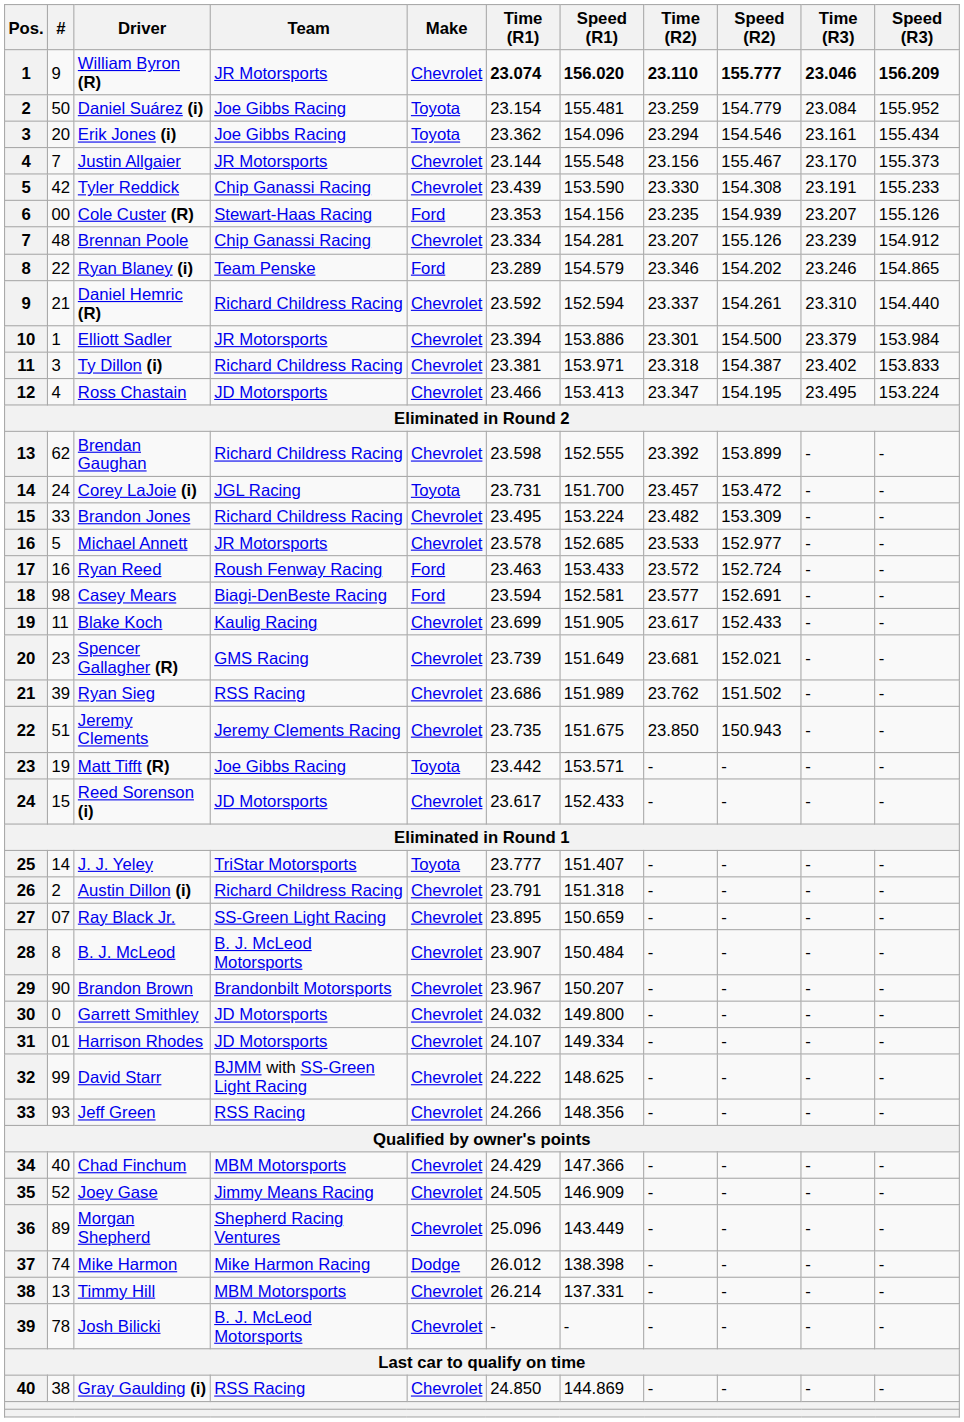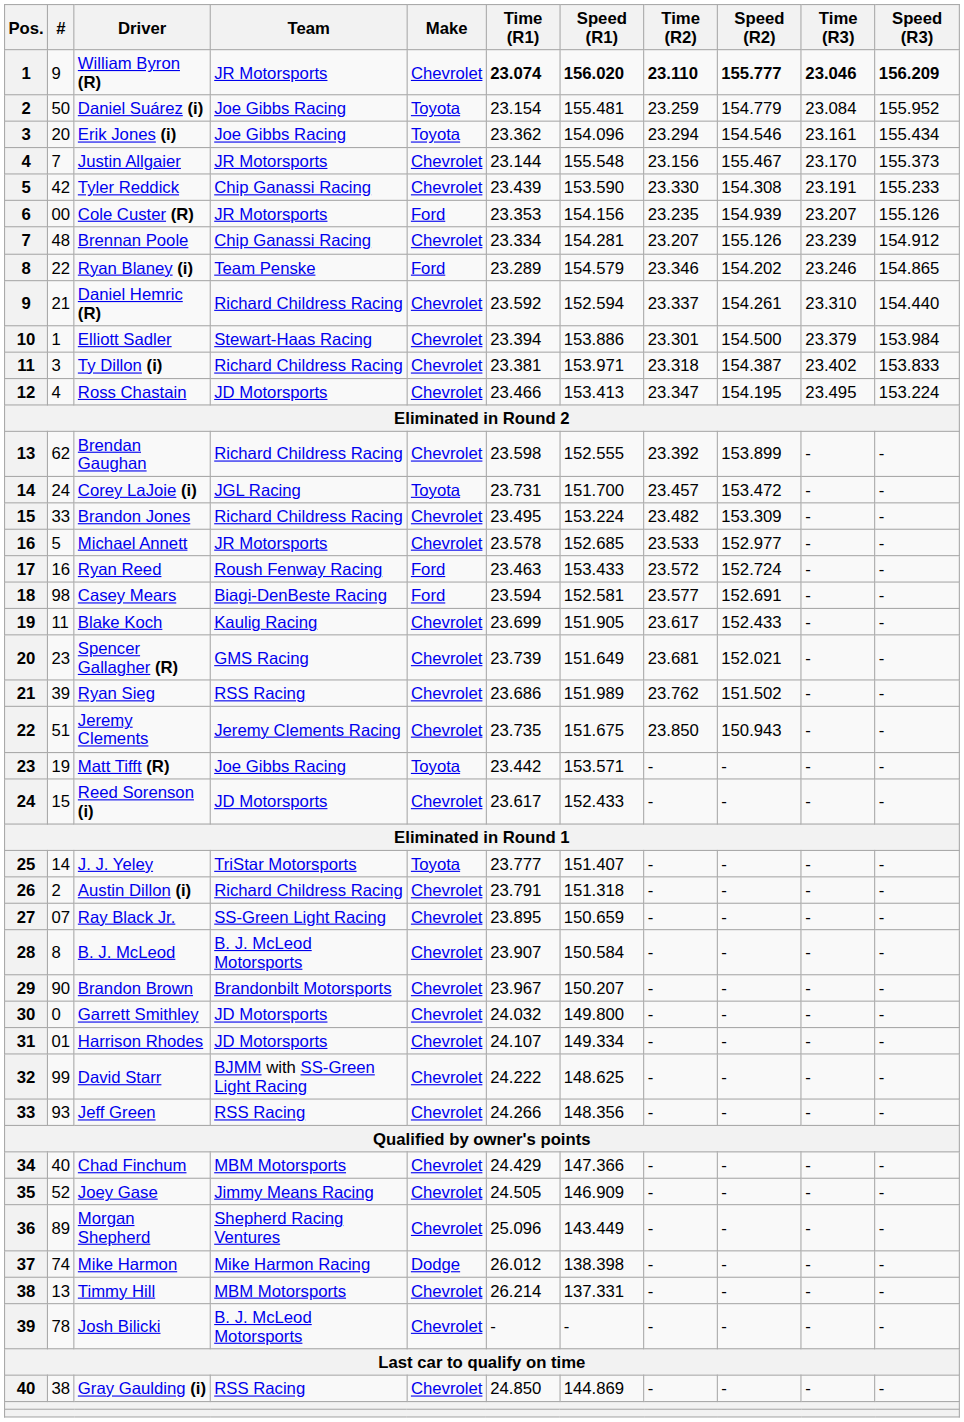(293, 214) Stewart-Haas Racing -> (271, 214) JR Motorsports
(271, 339) JR Motorsports -> (293, 339) Stewart-Haas Racing
(594, 952) 150.484 -> (594, 952) 150.584
